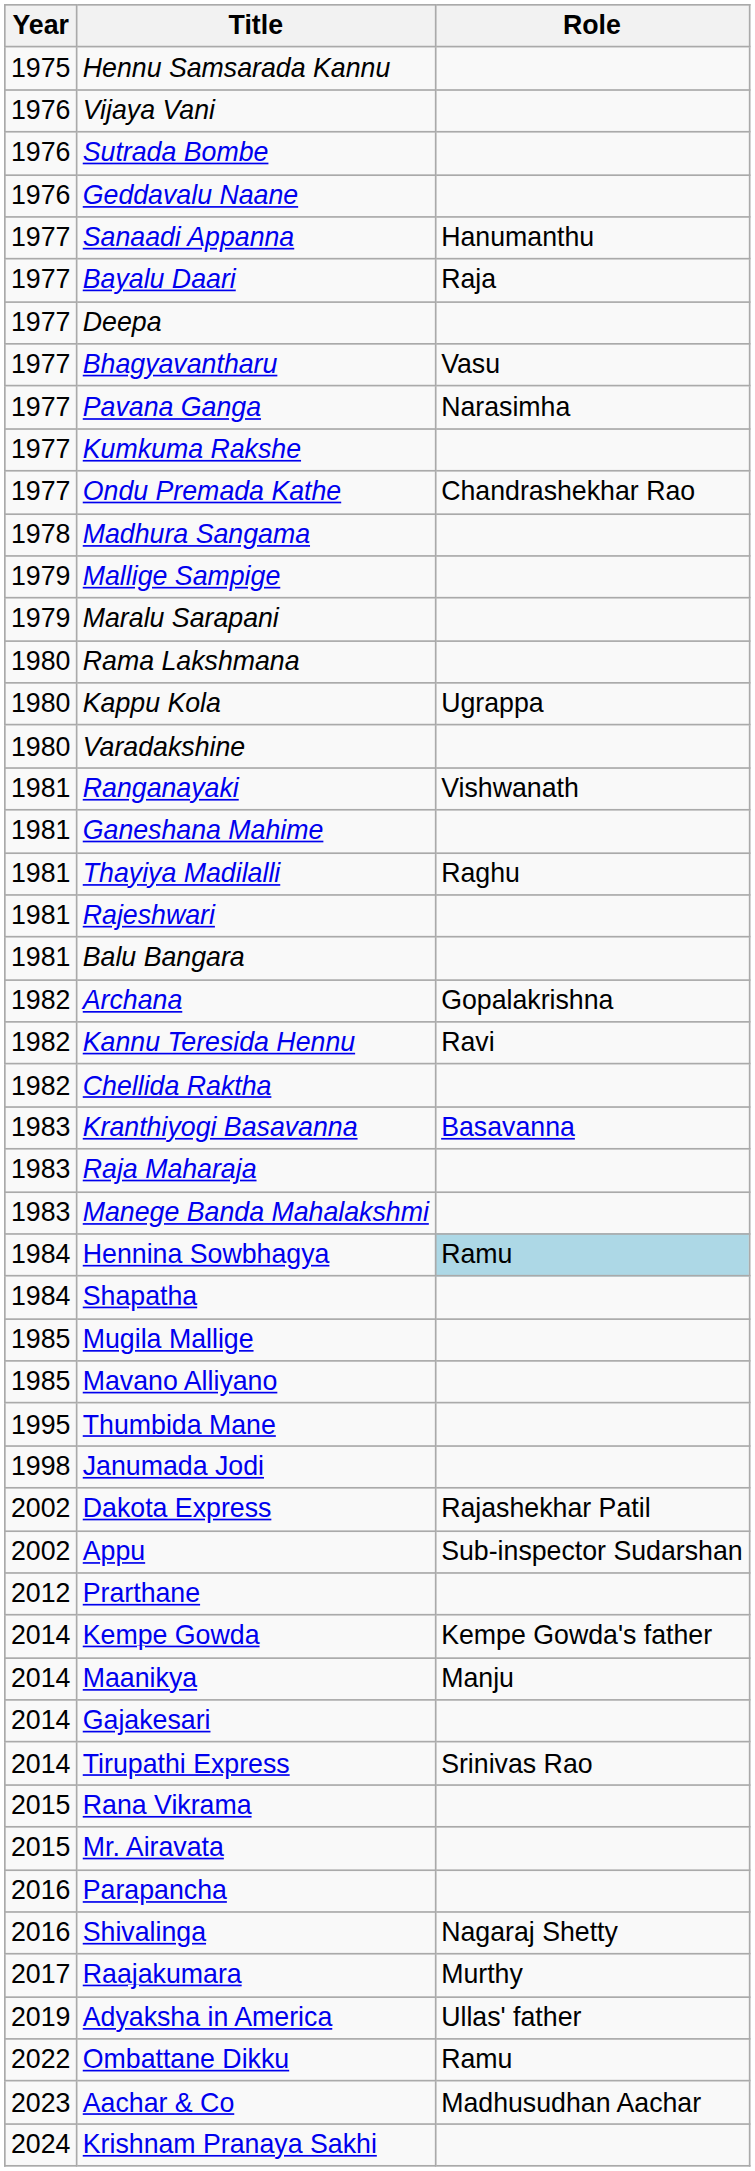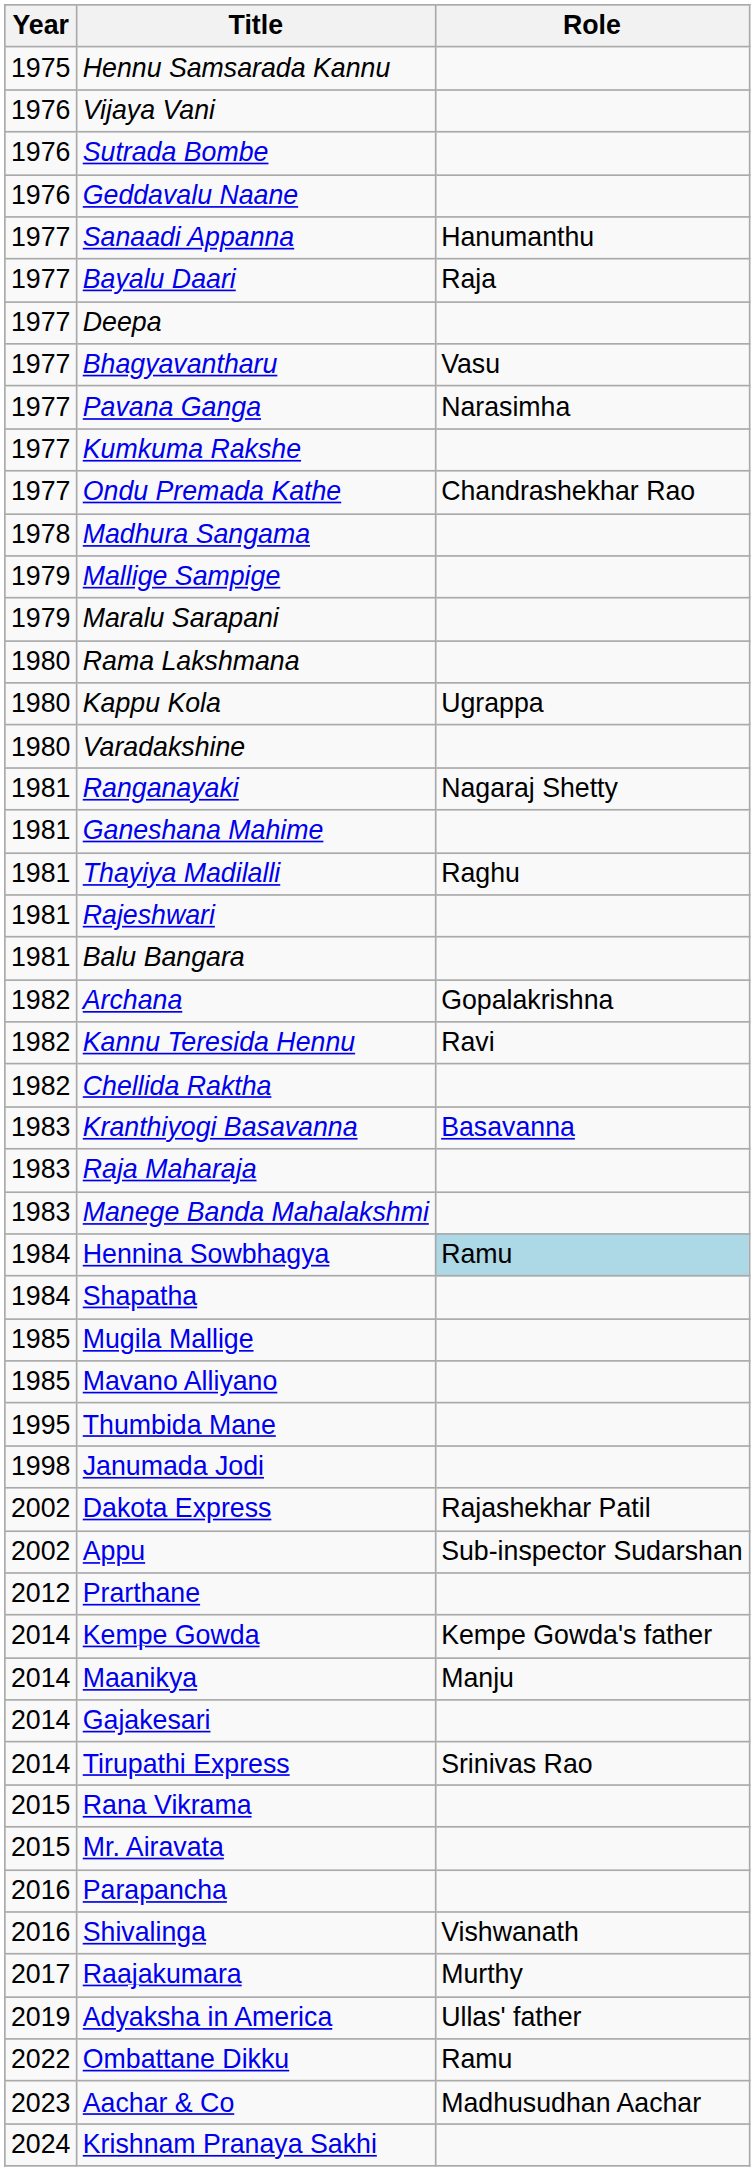(510, 788) Vishwanath -> (530, 788) Nagaraj Shetty
(530, 1932) Nagaraj Shetty -> (510, 1932) Vishwanath
